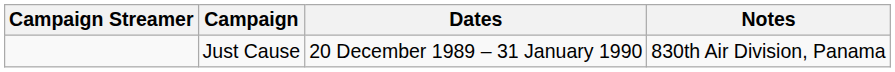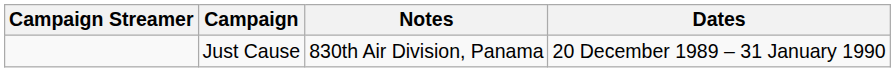columns swapped: (476, 19) <-> (769, 19)
